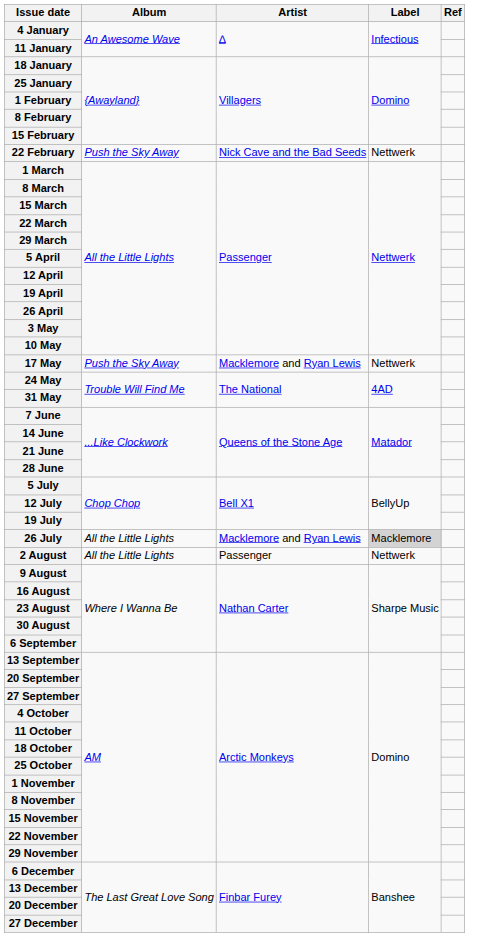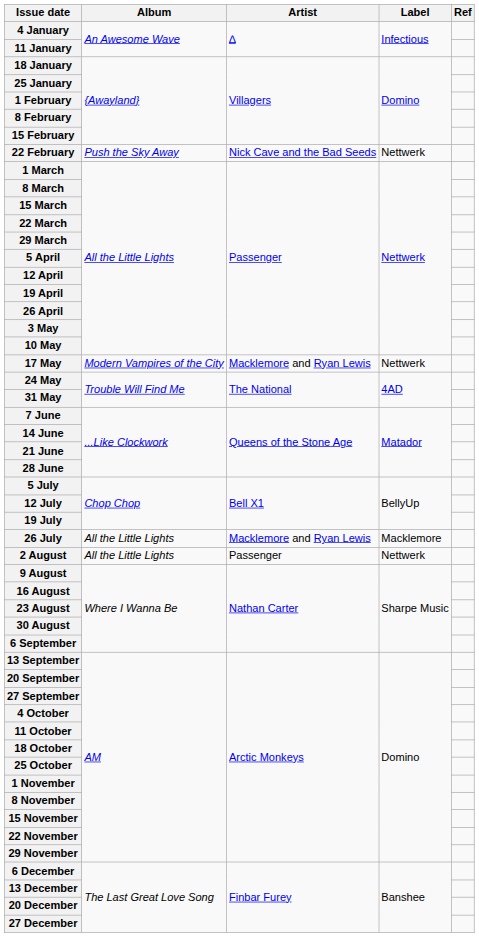(132, 363) Push the Sky Away -> (154, 363) Modern Vampires of the City
(401, 538) lightgrey background -> (411, 538) no background
